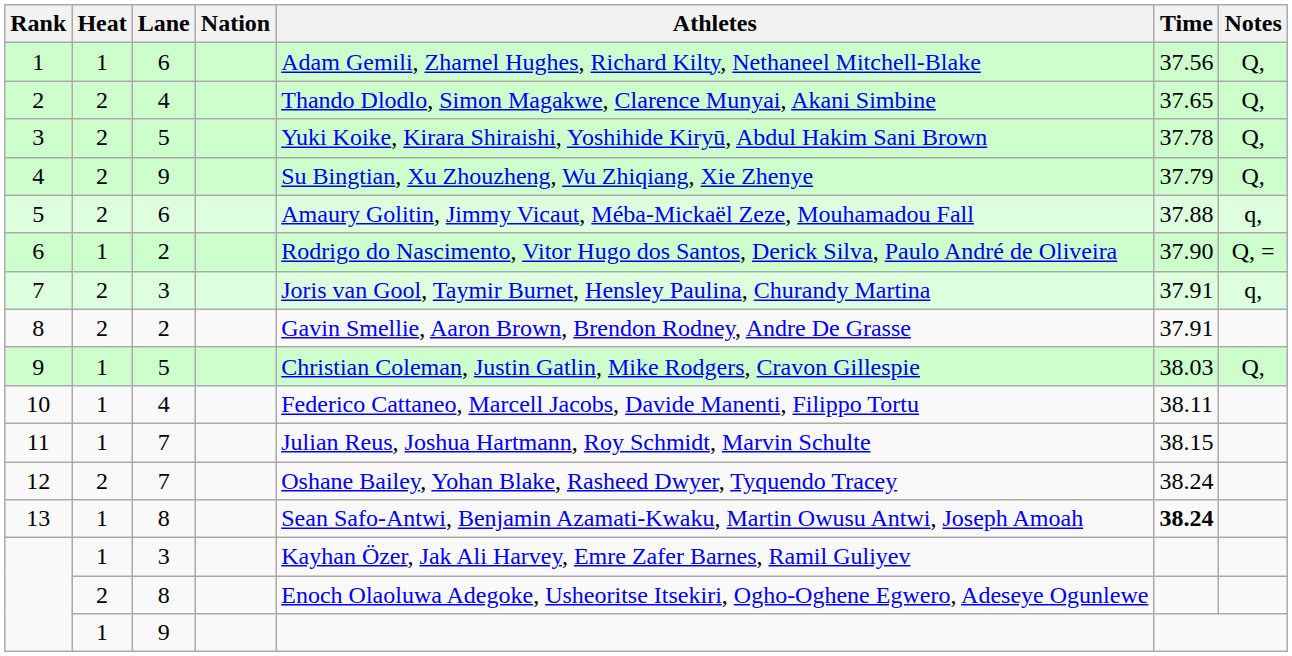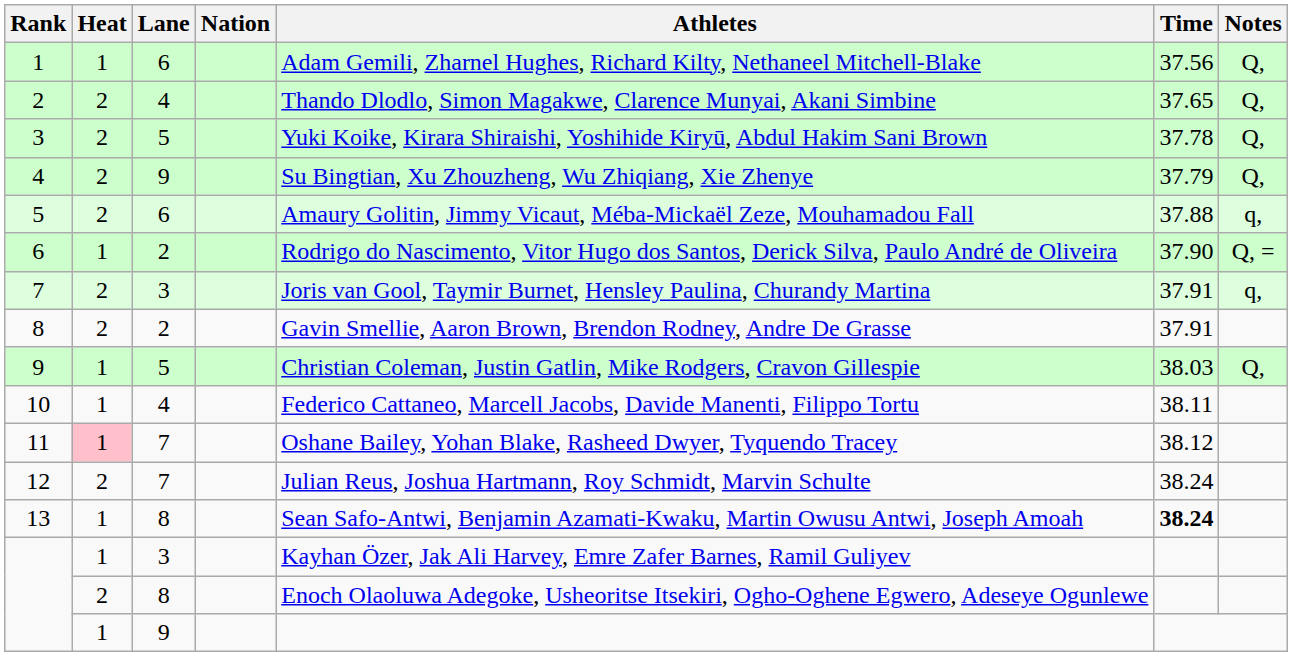(102, 442) no background -> (102, 442) pink background
(576, 442) Julian Reus, Joshua Hartmann, Roy Schmidt, Marvin Schulte -> (589, 442) Oshane Bailey, Yohan Blake, Rasheed Dwyer, Tyquendo Tracey
(1186, 442) 38.15 -> (1186, 442) 38.12
(589, 480) Oshane Bailey, Yohan Blake, Rasheed Dwyer, Tyquendo Tracey -> (576, 480) Julian Reus, Joshua Hartmann, Roy Schmidt, Marvin Schulte
